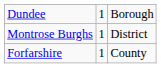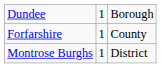rows swapped: (35, 53) <-> (50, 33)
